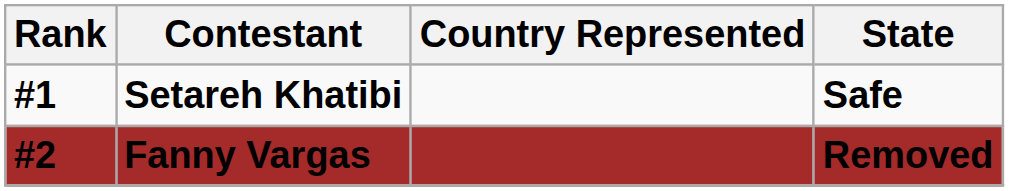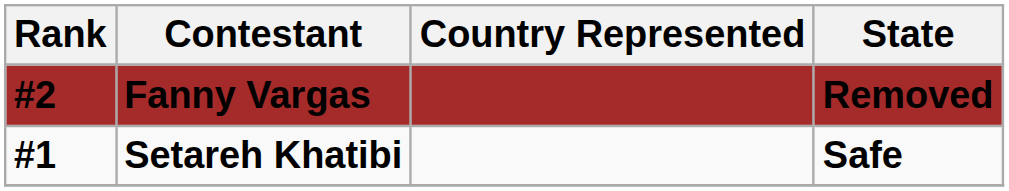rows swapped: (263, 94) <-> (247, 154)
